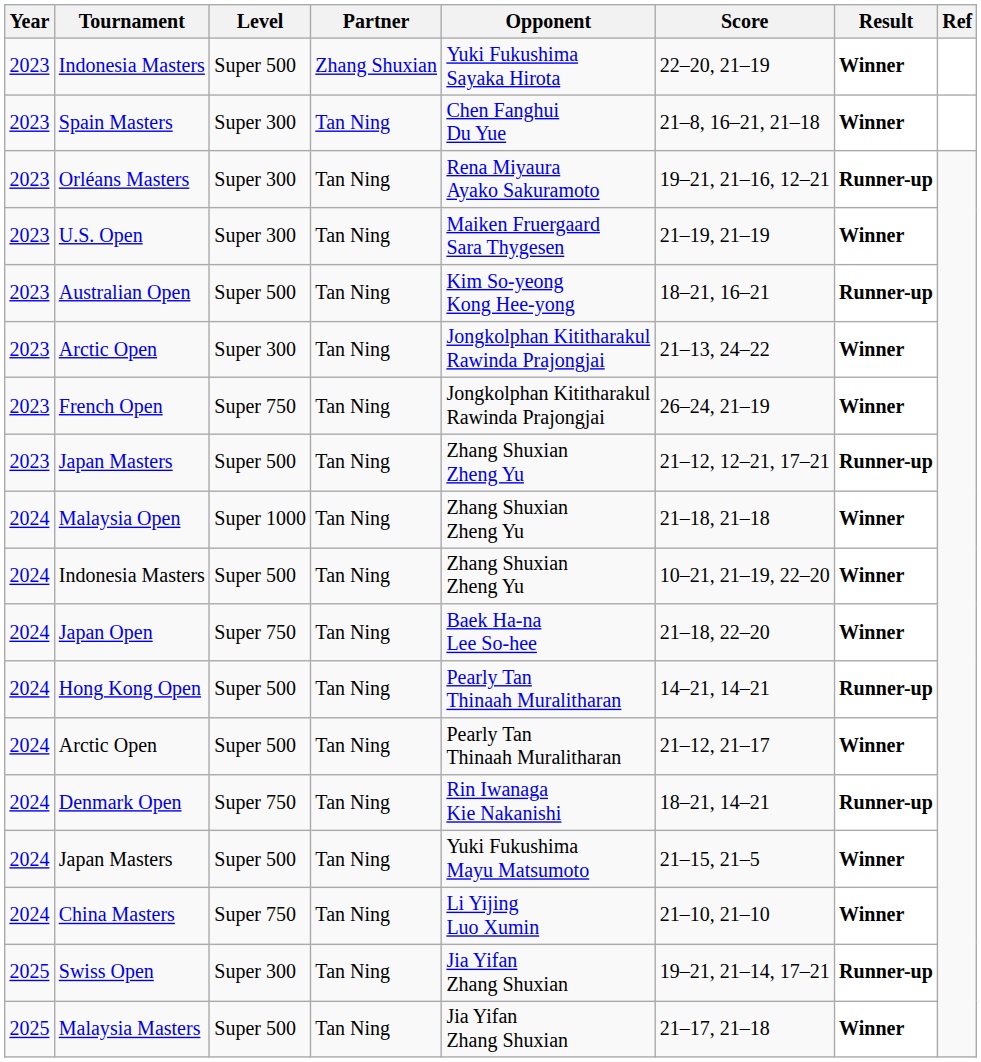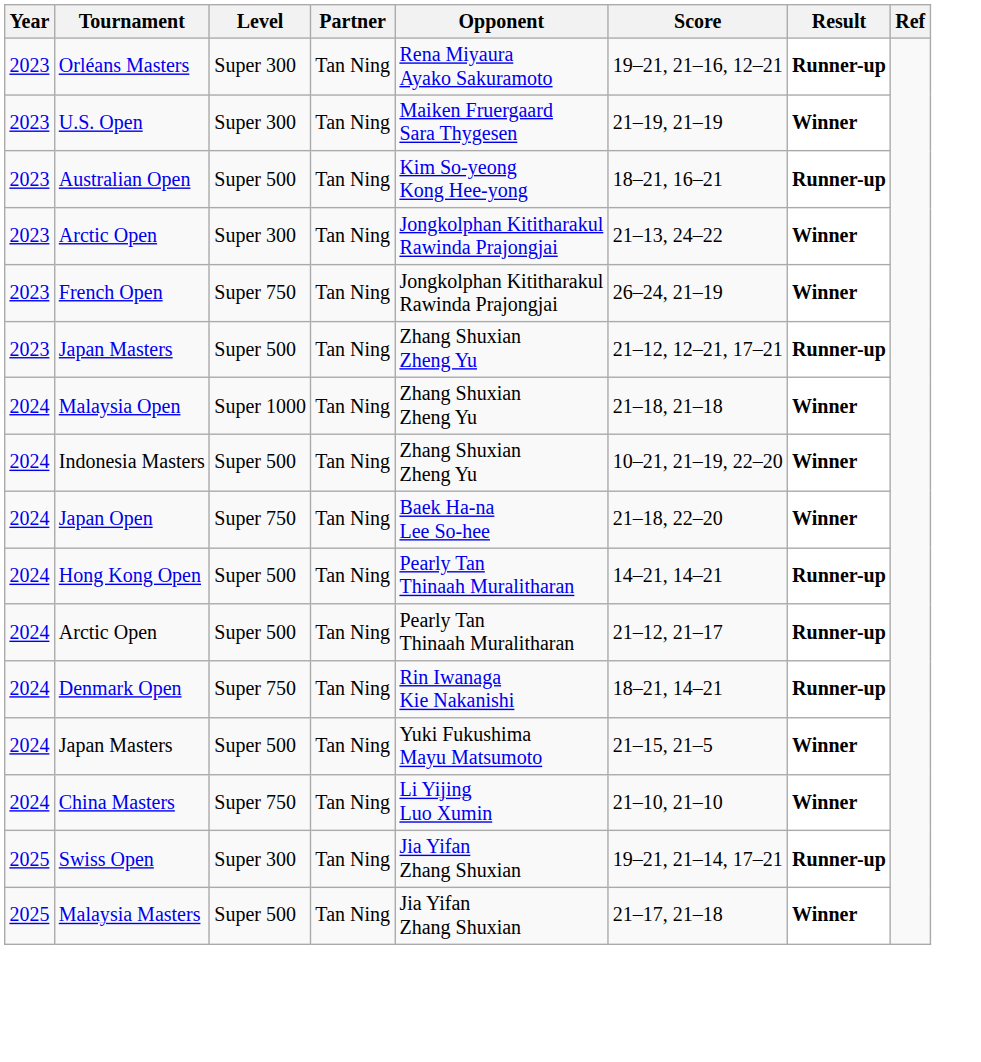- row: (29, 66)
- row: (29, 122)
(872, 745) Winner -> (839, 632) Runner-up
